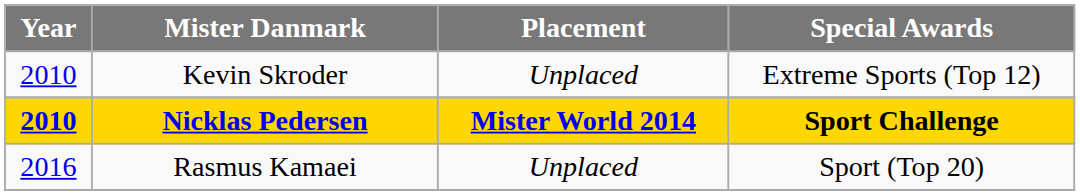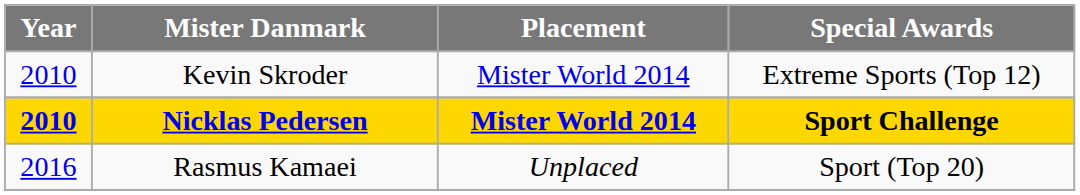(583, 74) Unplaced -> (583, 74) Mister World 2014
